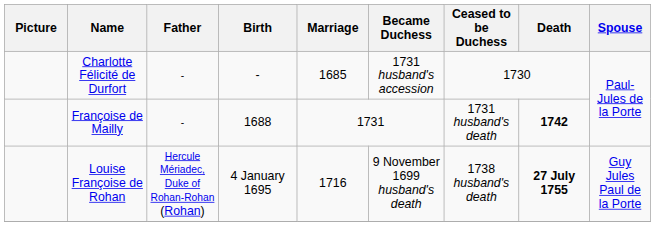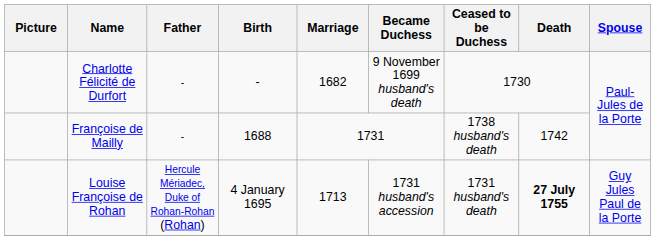(333, 75) 1685 -> (333, 82) 1682
(406, 75) 1731 husband's accession -> (406, 82) 9 November 1699 husband's death
(481, 122) 1731 husband's death -> (481, 136) 1738 husband's death
(554, 122) bold -> (554, 136) normal
(333, 183) 1716 -> (333, 197) 1713
(406, 183) 9 November 1699 husband's death -> (406, 197) 1731 husband's accession
(481, 183) 1738 husband's death -> (481, 197) 1731 husband's death
